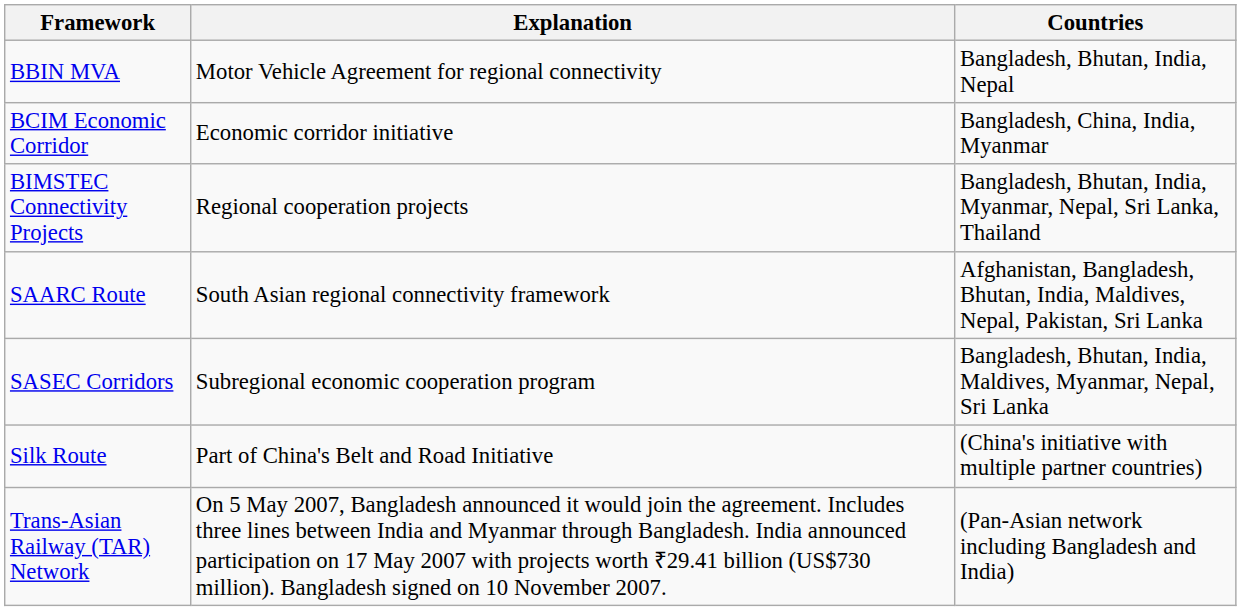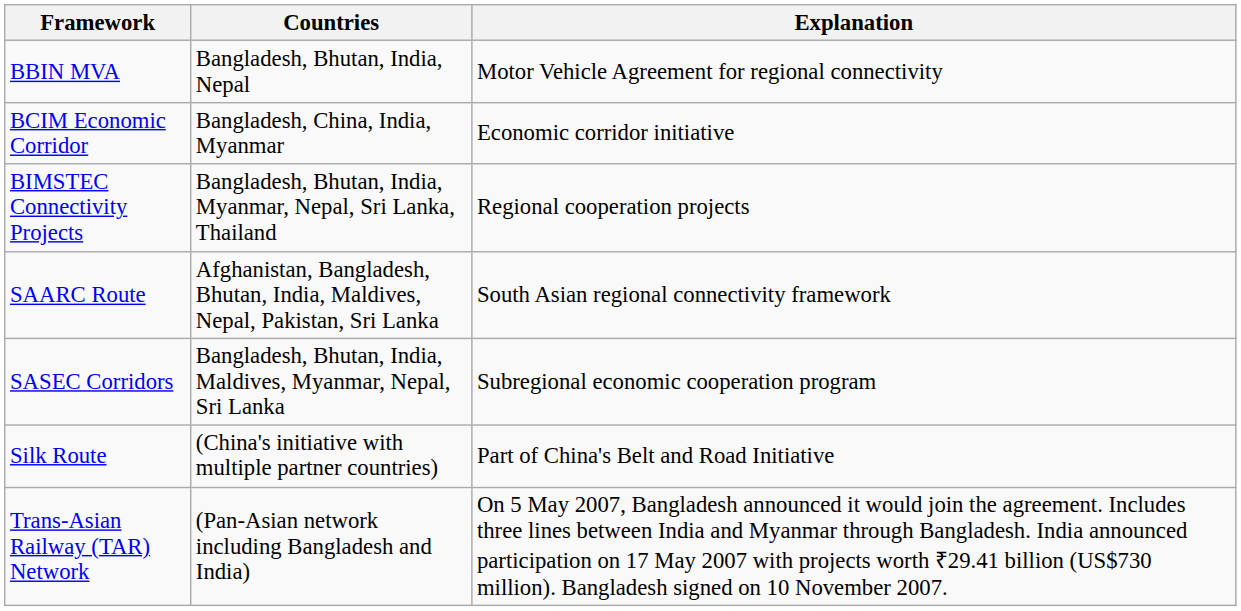columns swapped: (1095, 22) <-> (573, 22)
